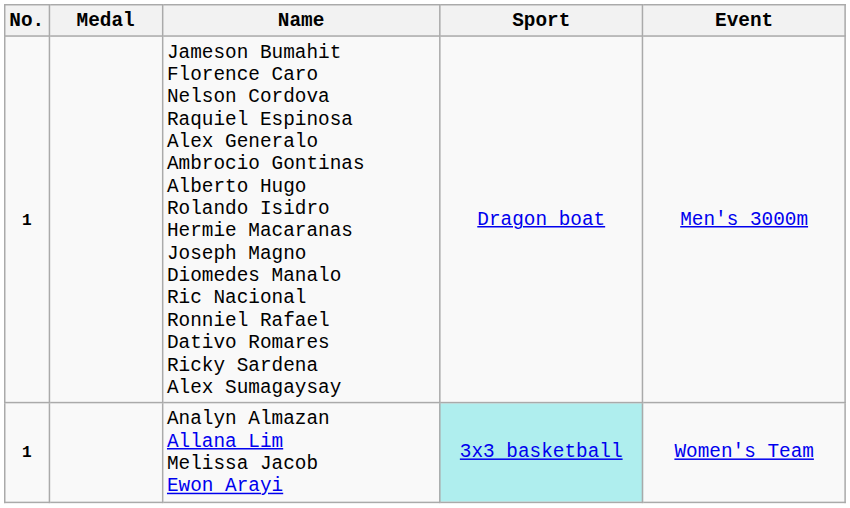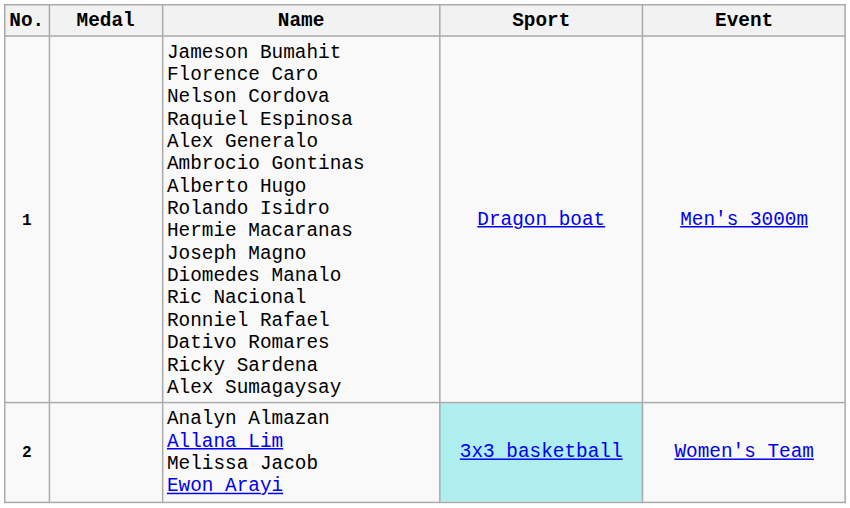(27, 453) 1 -> (27, 453) 2
